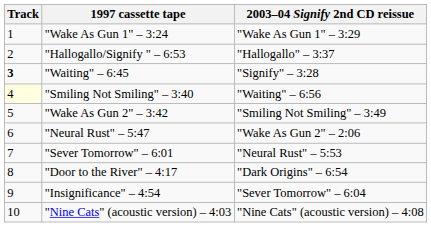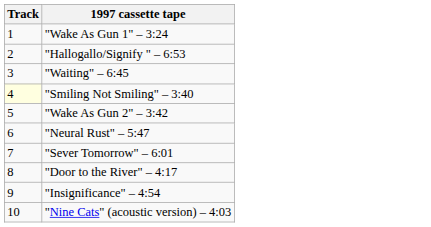- column: (330, 14)
(10, 73) bold -> (10, 73) normal
